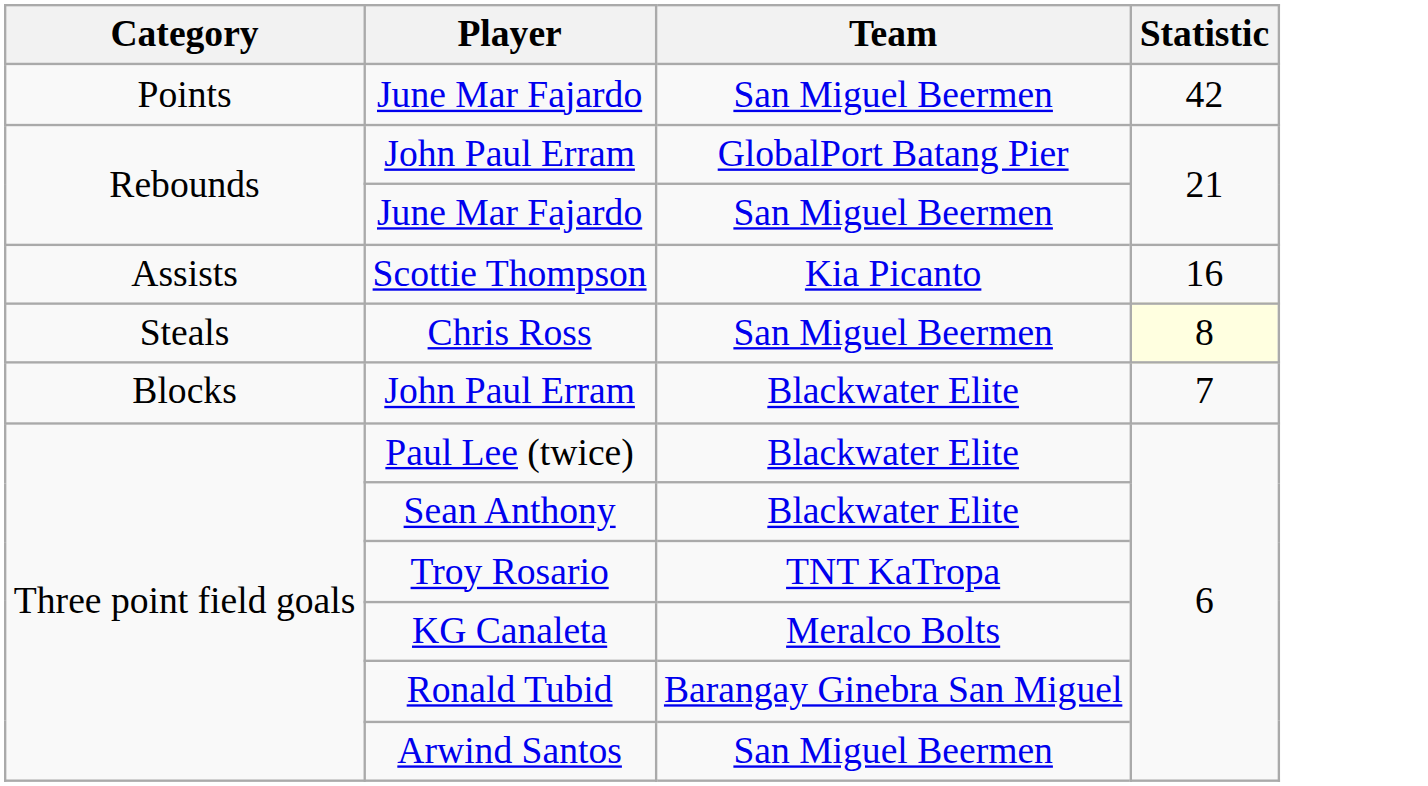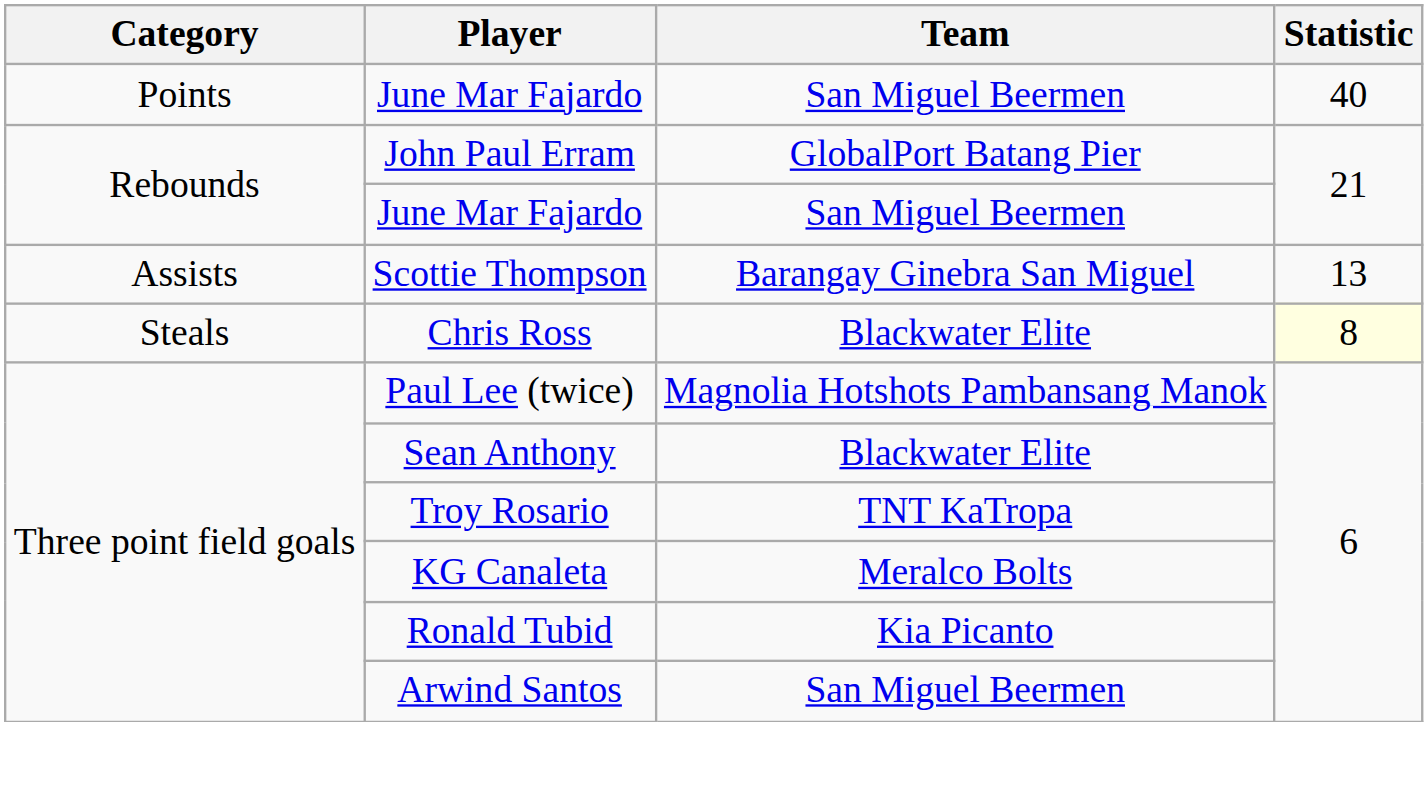(1204, 93) 42 -> (1349, 93) 40
(893, 272) Kia Picanto -> (965, 272) Barangay Ginebra San Miguel
(1204, 272) 16 -> (1349, 272) 13
(893, 332) San Miguel Beermen -> (965, 332) Blackwater Elite
- row: (185, 392)
(893, 451) Blackwater Elite -> (965, 392) Magnolia Hotshots Pambansang Manok
(893, 690) Barangay Ginebra San Miguel -> (965, 630) Kia Picanto
